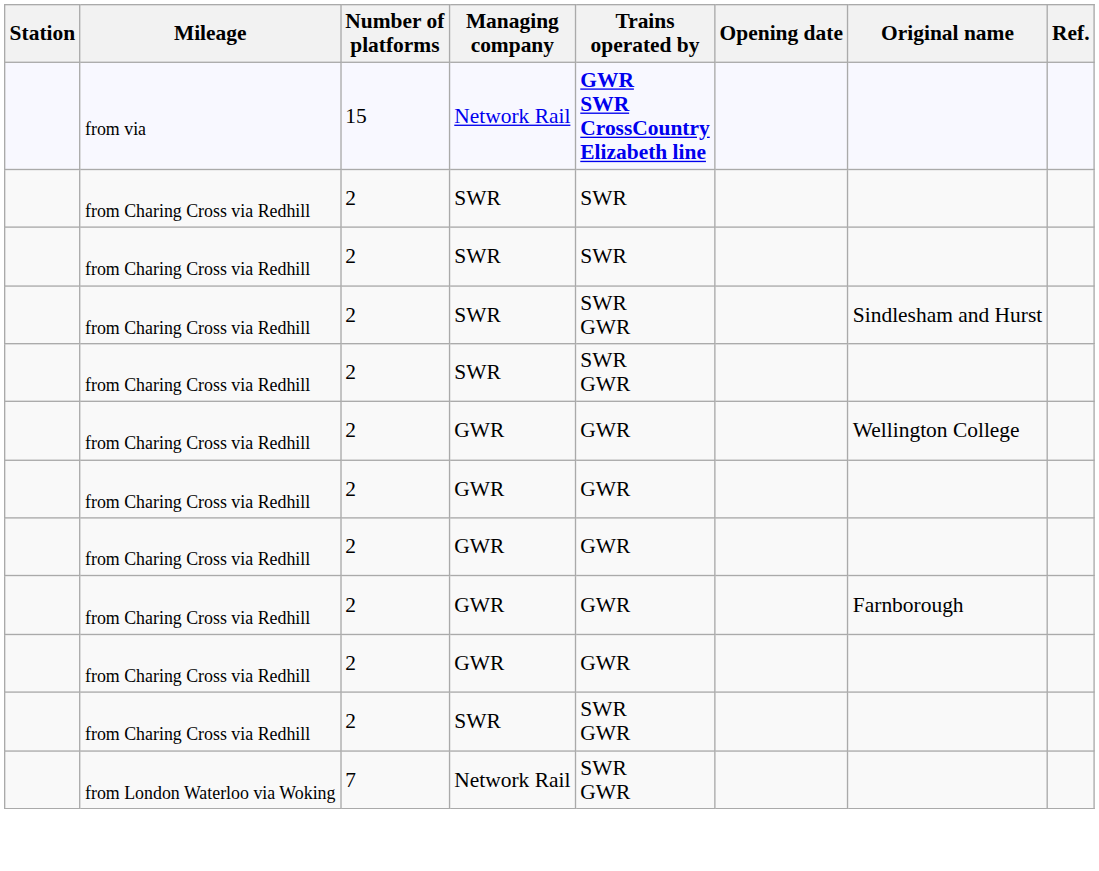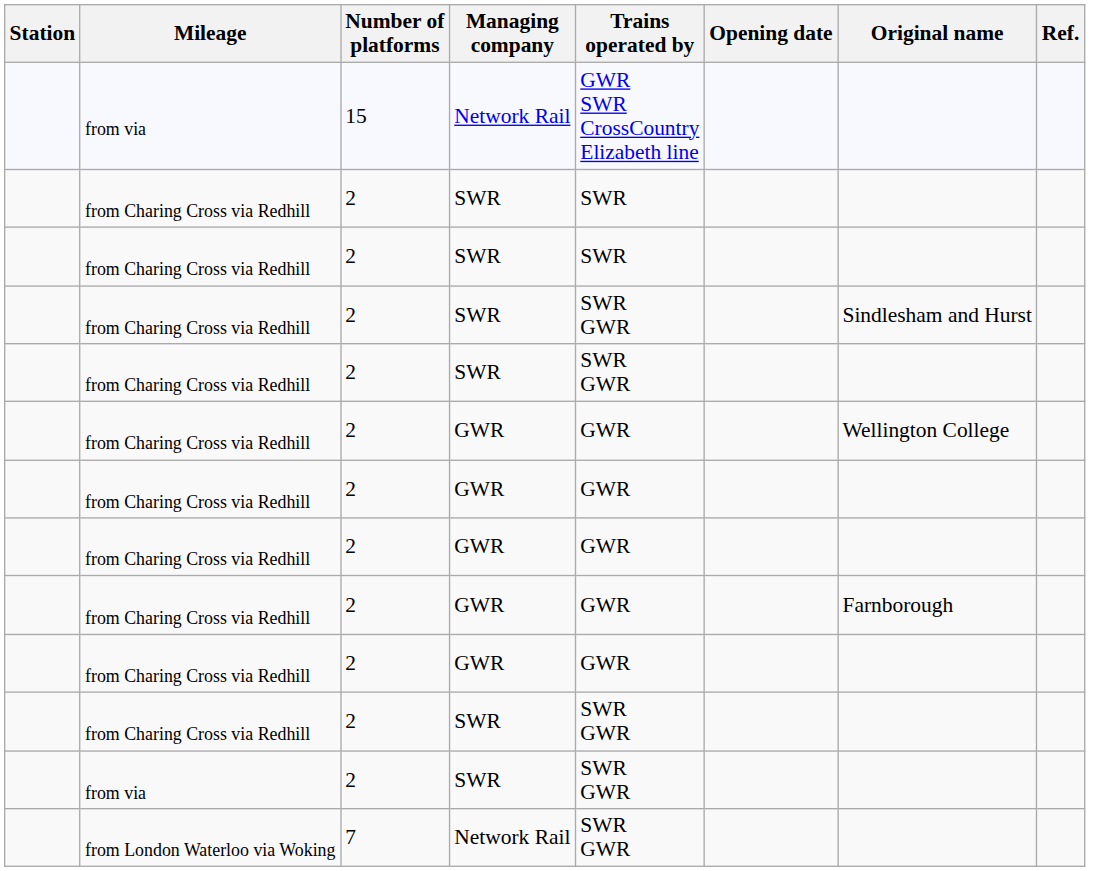(645, 115) bold -> (640, 115) normal
+ row: (116, 792)
